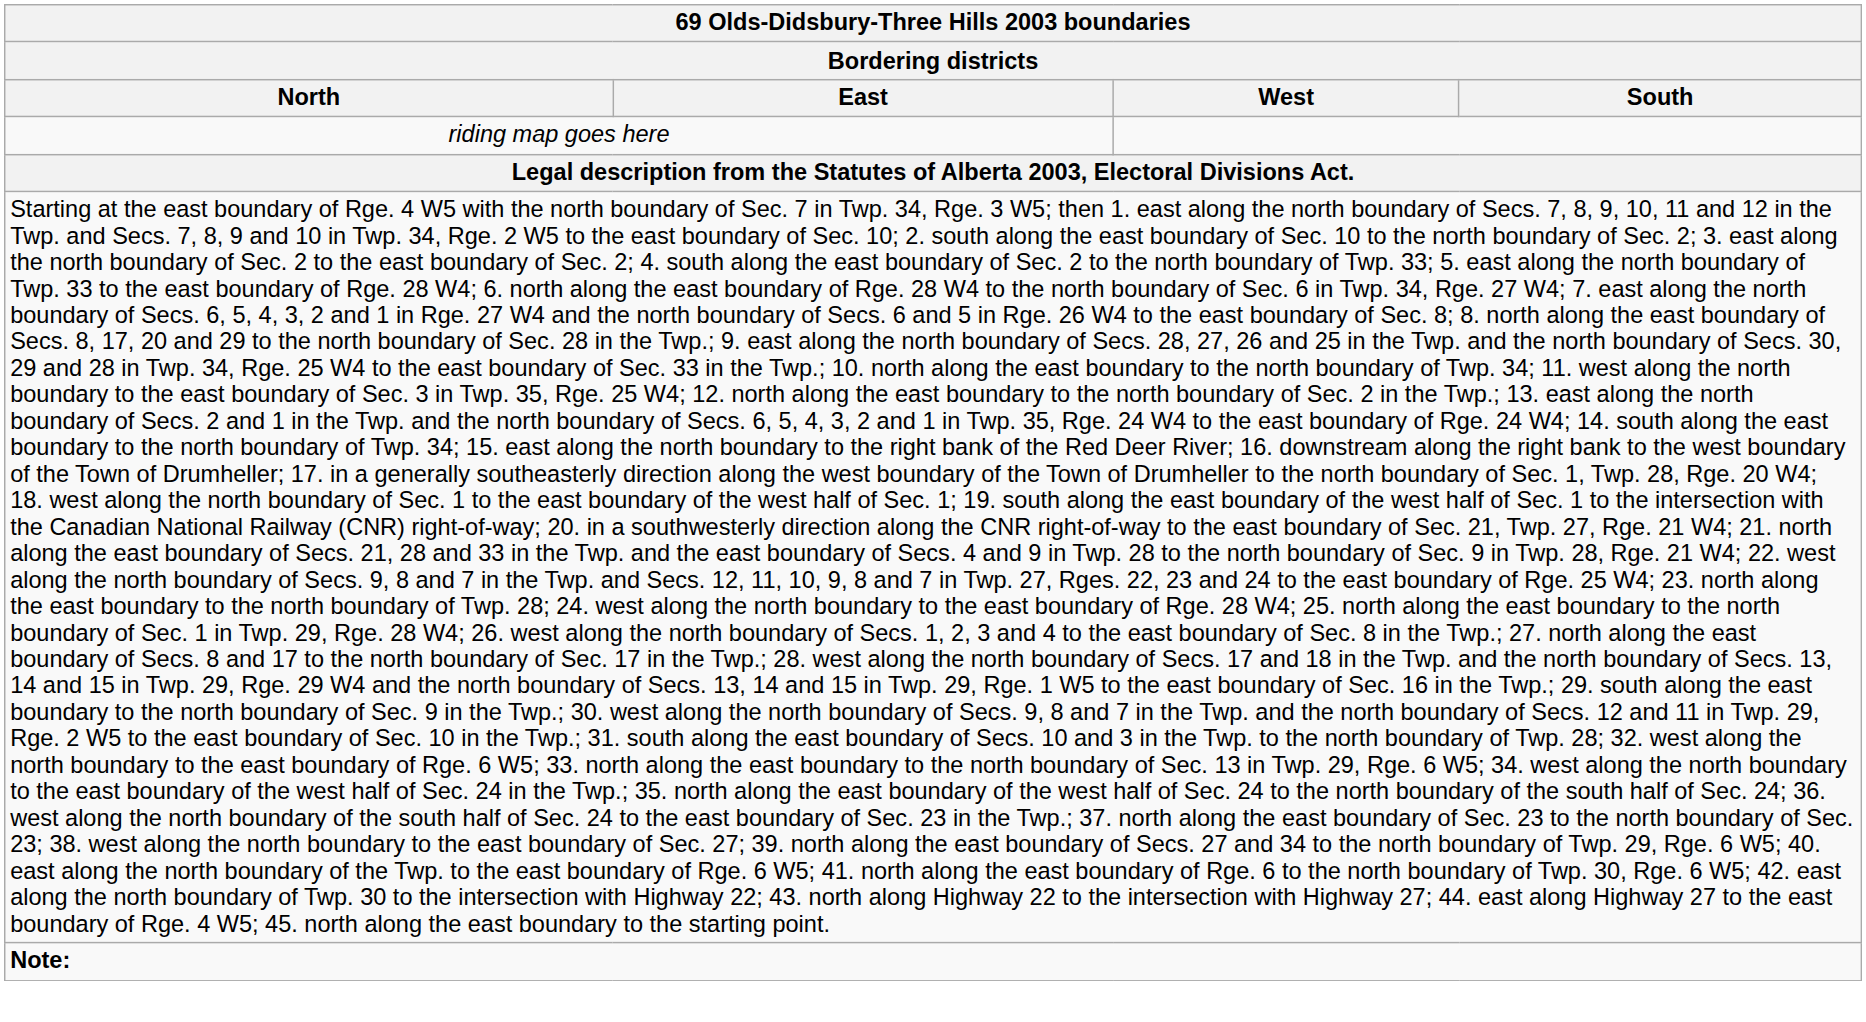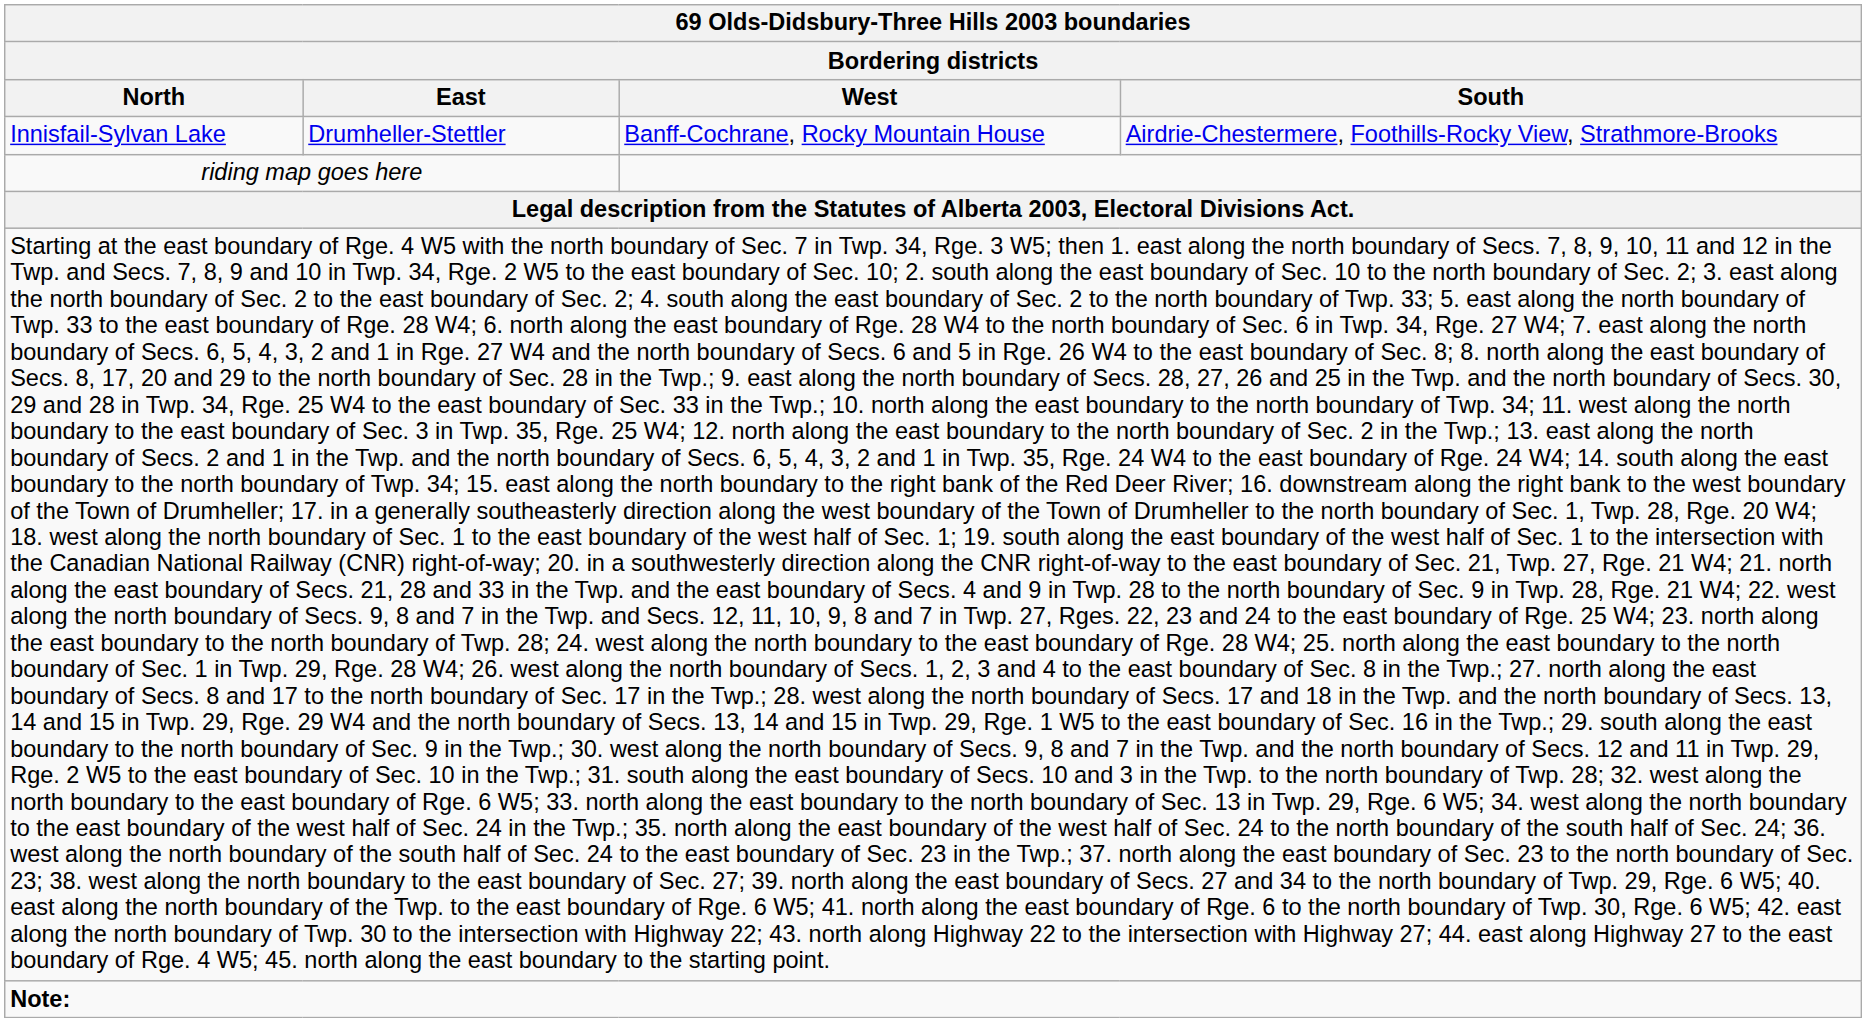+ row: (118, 135)
